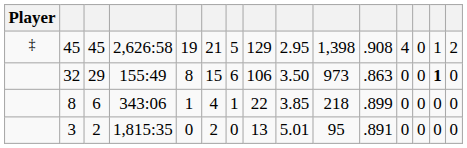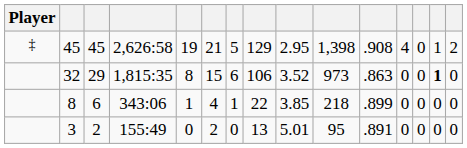(143, 76) 155:49 -> (143, 76) 1,815:35
(295, 76) 3.50 -> (295, 76) 3.52
(143, 130) 1,815:35 -> (143, 130) 155:49
